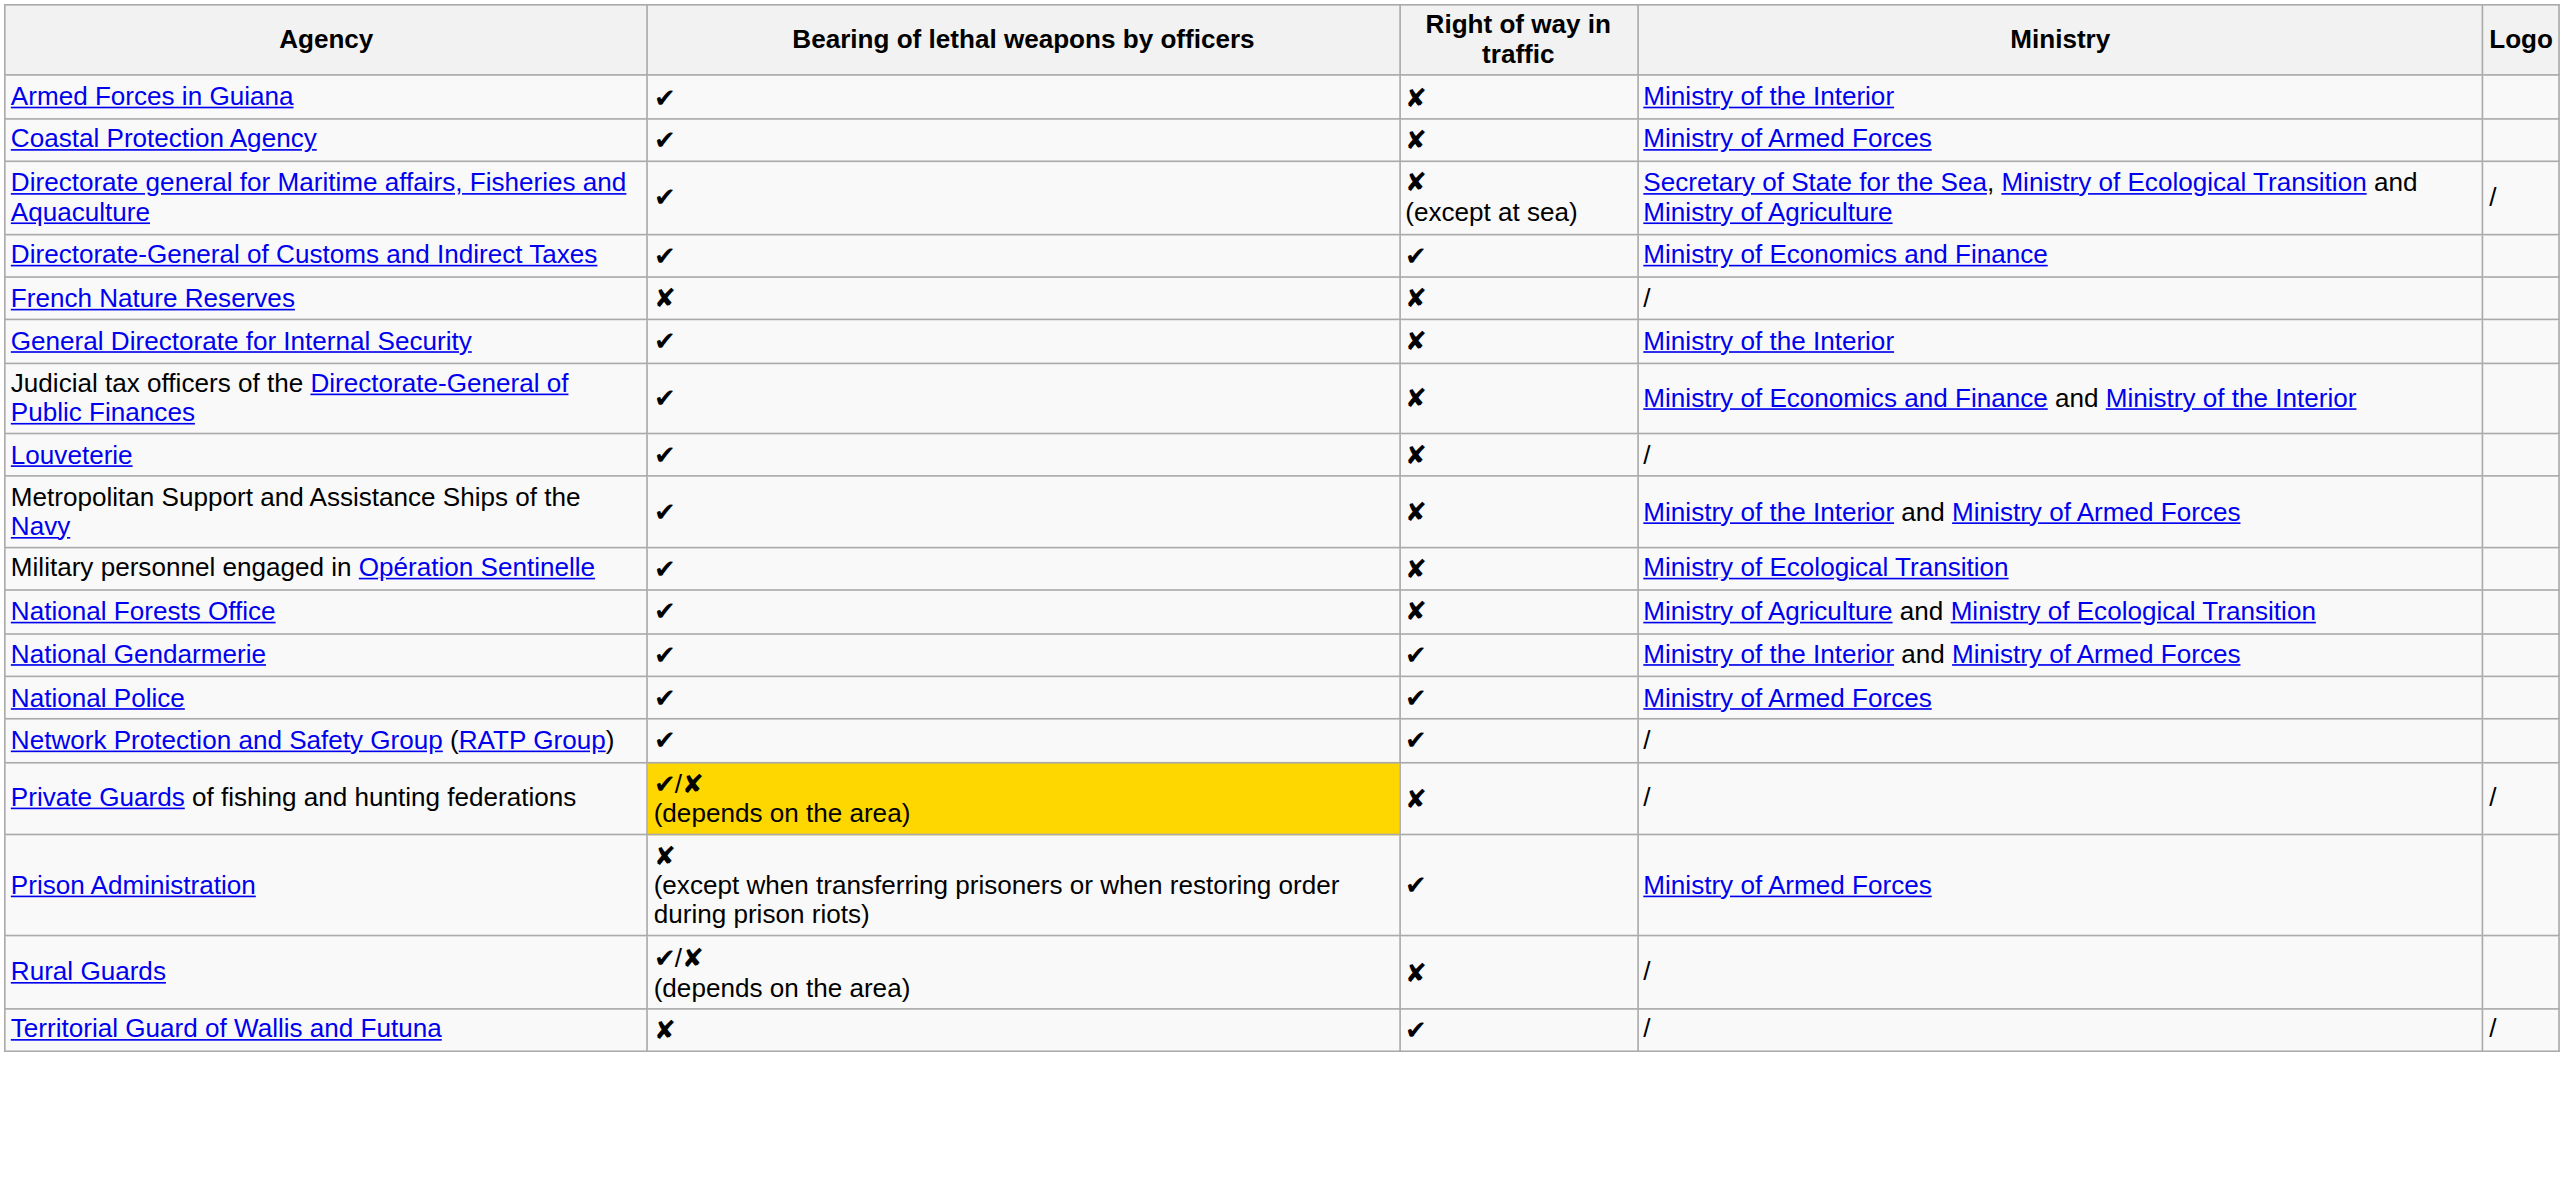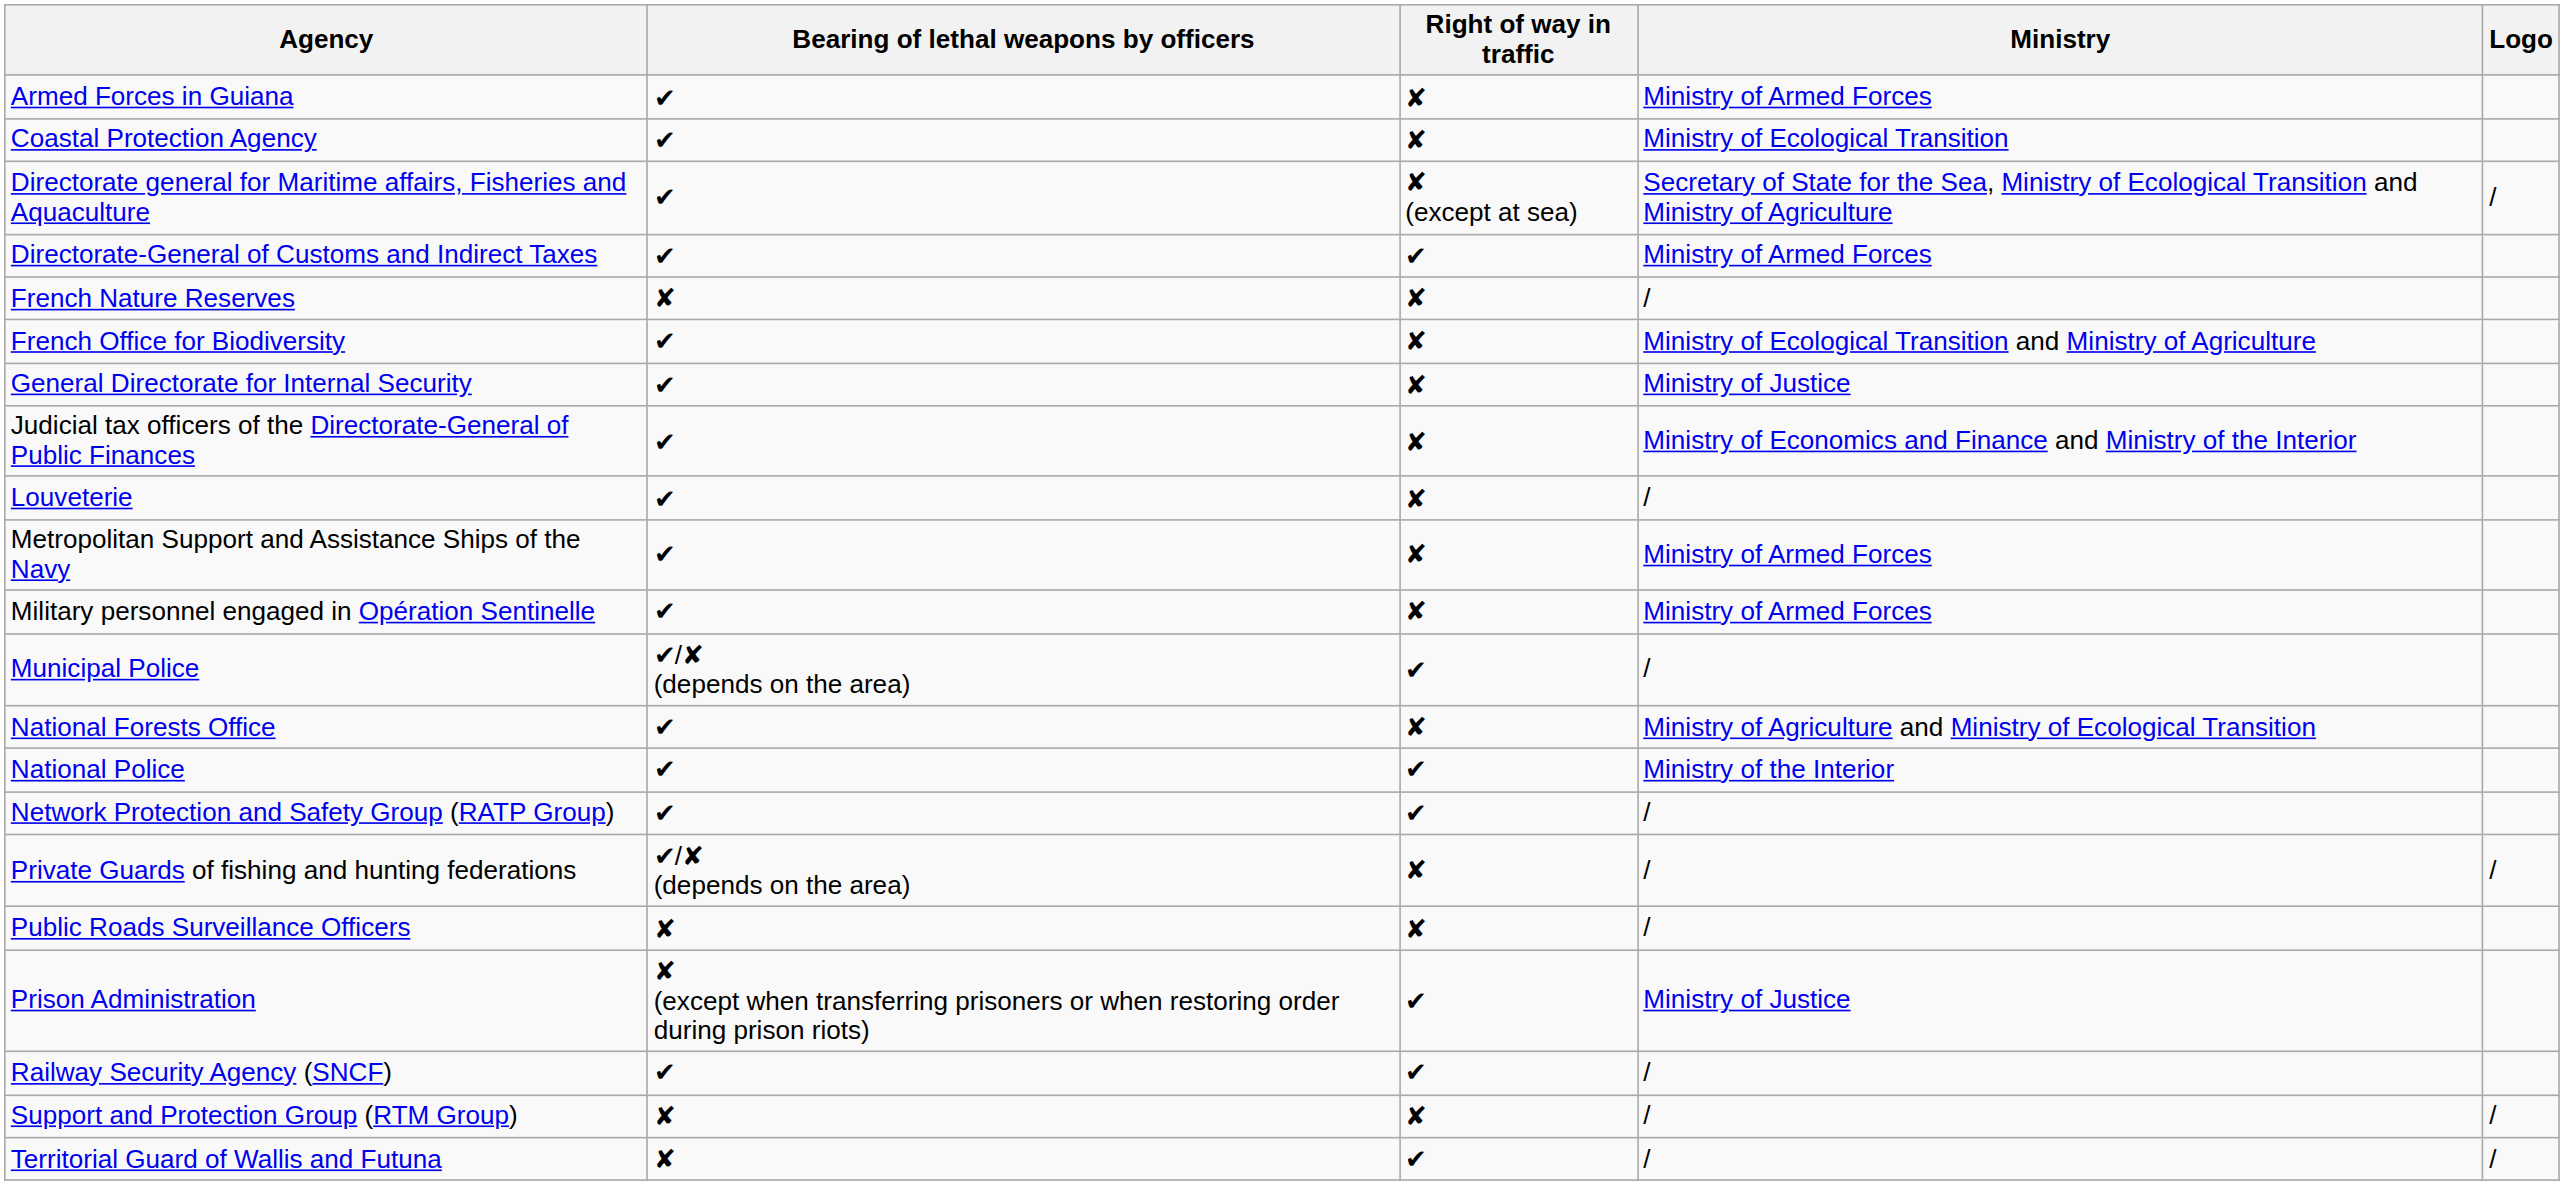(1769, 96) Ministry of the Interior -> (1788, 96) Ministry of Armed Forces
(1788, 139) Ministry of Armed Forces -> (1826, 139) Ministry of Ecological Transition
(1846, 255) Ministry of Economics and Finance -> (1788, 255) Ministry of Armed Forces
+ row: (178, 340)
(1769, 340) Ministry of the Interior -> (1747, 383) Ministry of Justice
(1942, 511) Ministry of the Interior and Ministry of Armed Forces -> (1788, 554) Ministry of Armed Forces
(1826, 568) Ministry of Ecological Transition -> (1788, 611) Ministry of Armed Forces
+ row: (105, 669)
- row: (138, 654)
(1788, 697) Ministry of Armed Forces -> (1769, 769) Ministry of the Interior
(782, 798) gold background -> (782, 871) no background
+ row: (211, 927)
(1788, 885) Ministry of Armed Forces -> (1747, 1000) Ministry of Justice
+ row: (201, 1072)
- row: (88, 972)
+ row: (264, 1115)
